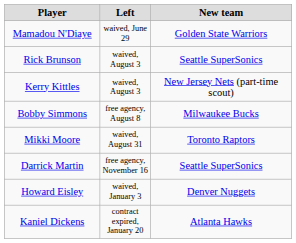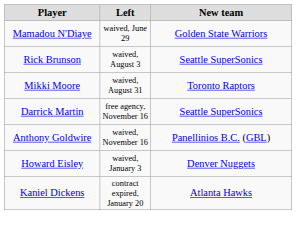- row: (52, 87)
- row: (52, 114)
+ row: (52, 137)
